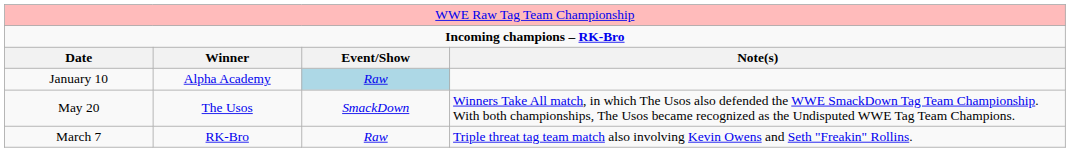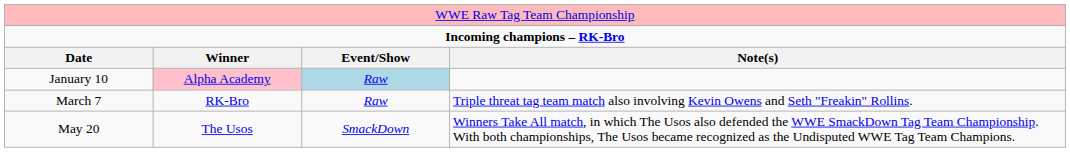(227, 79) no background -> (227, 79) pink background
rows swapped: (79, 136) <-> (79, 107)
